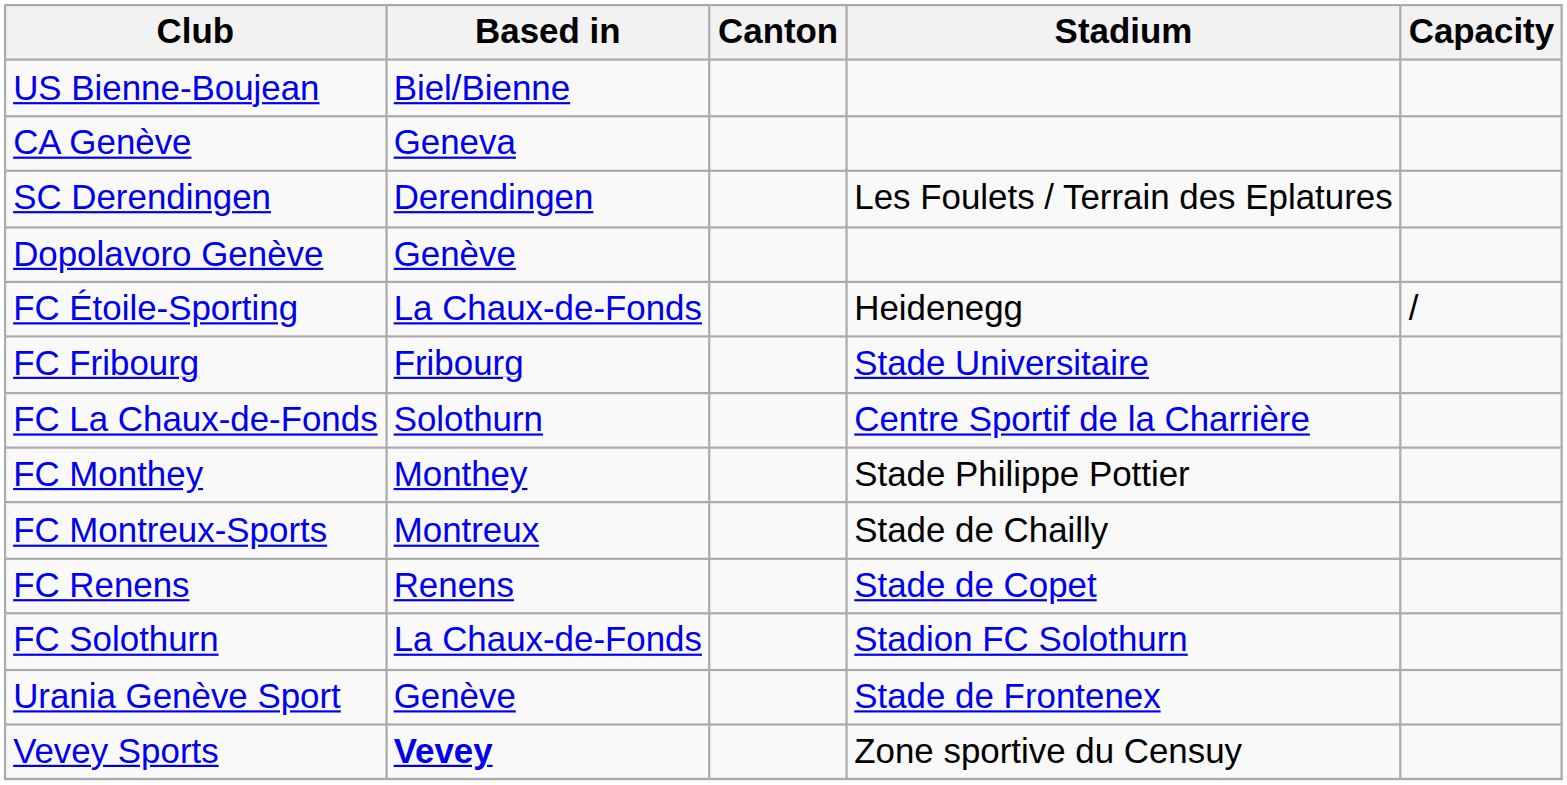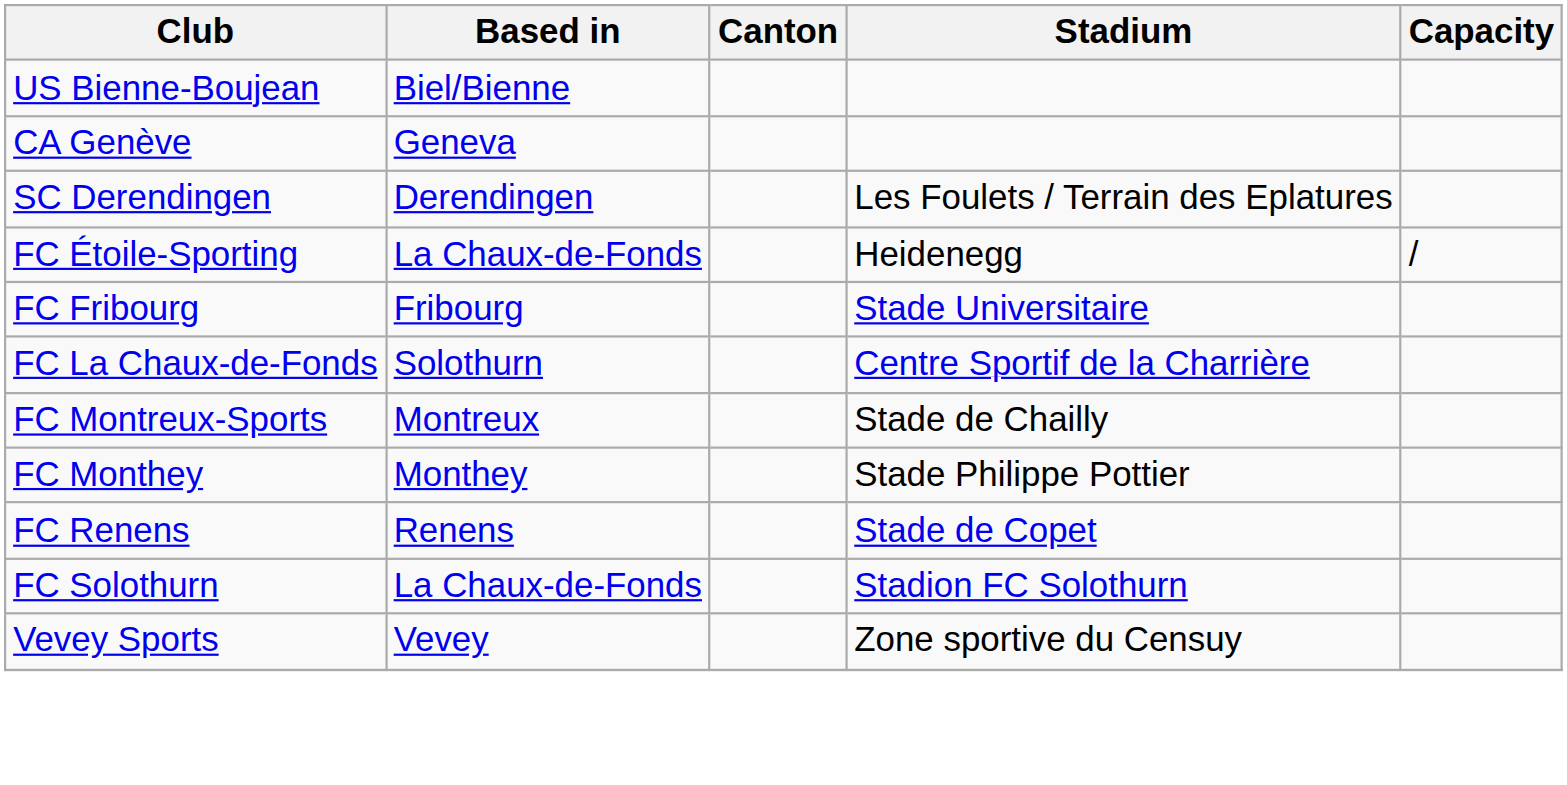- row: (168, 253)
rows swapped: (108, 474) <-> (170, 530)
- row: (177, 695)
(443, 751) bold -> (441, 640) normal
